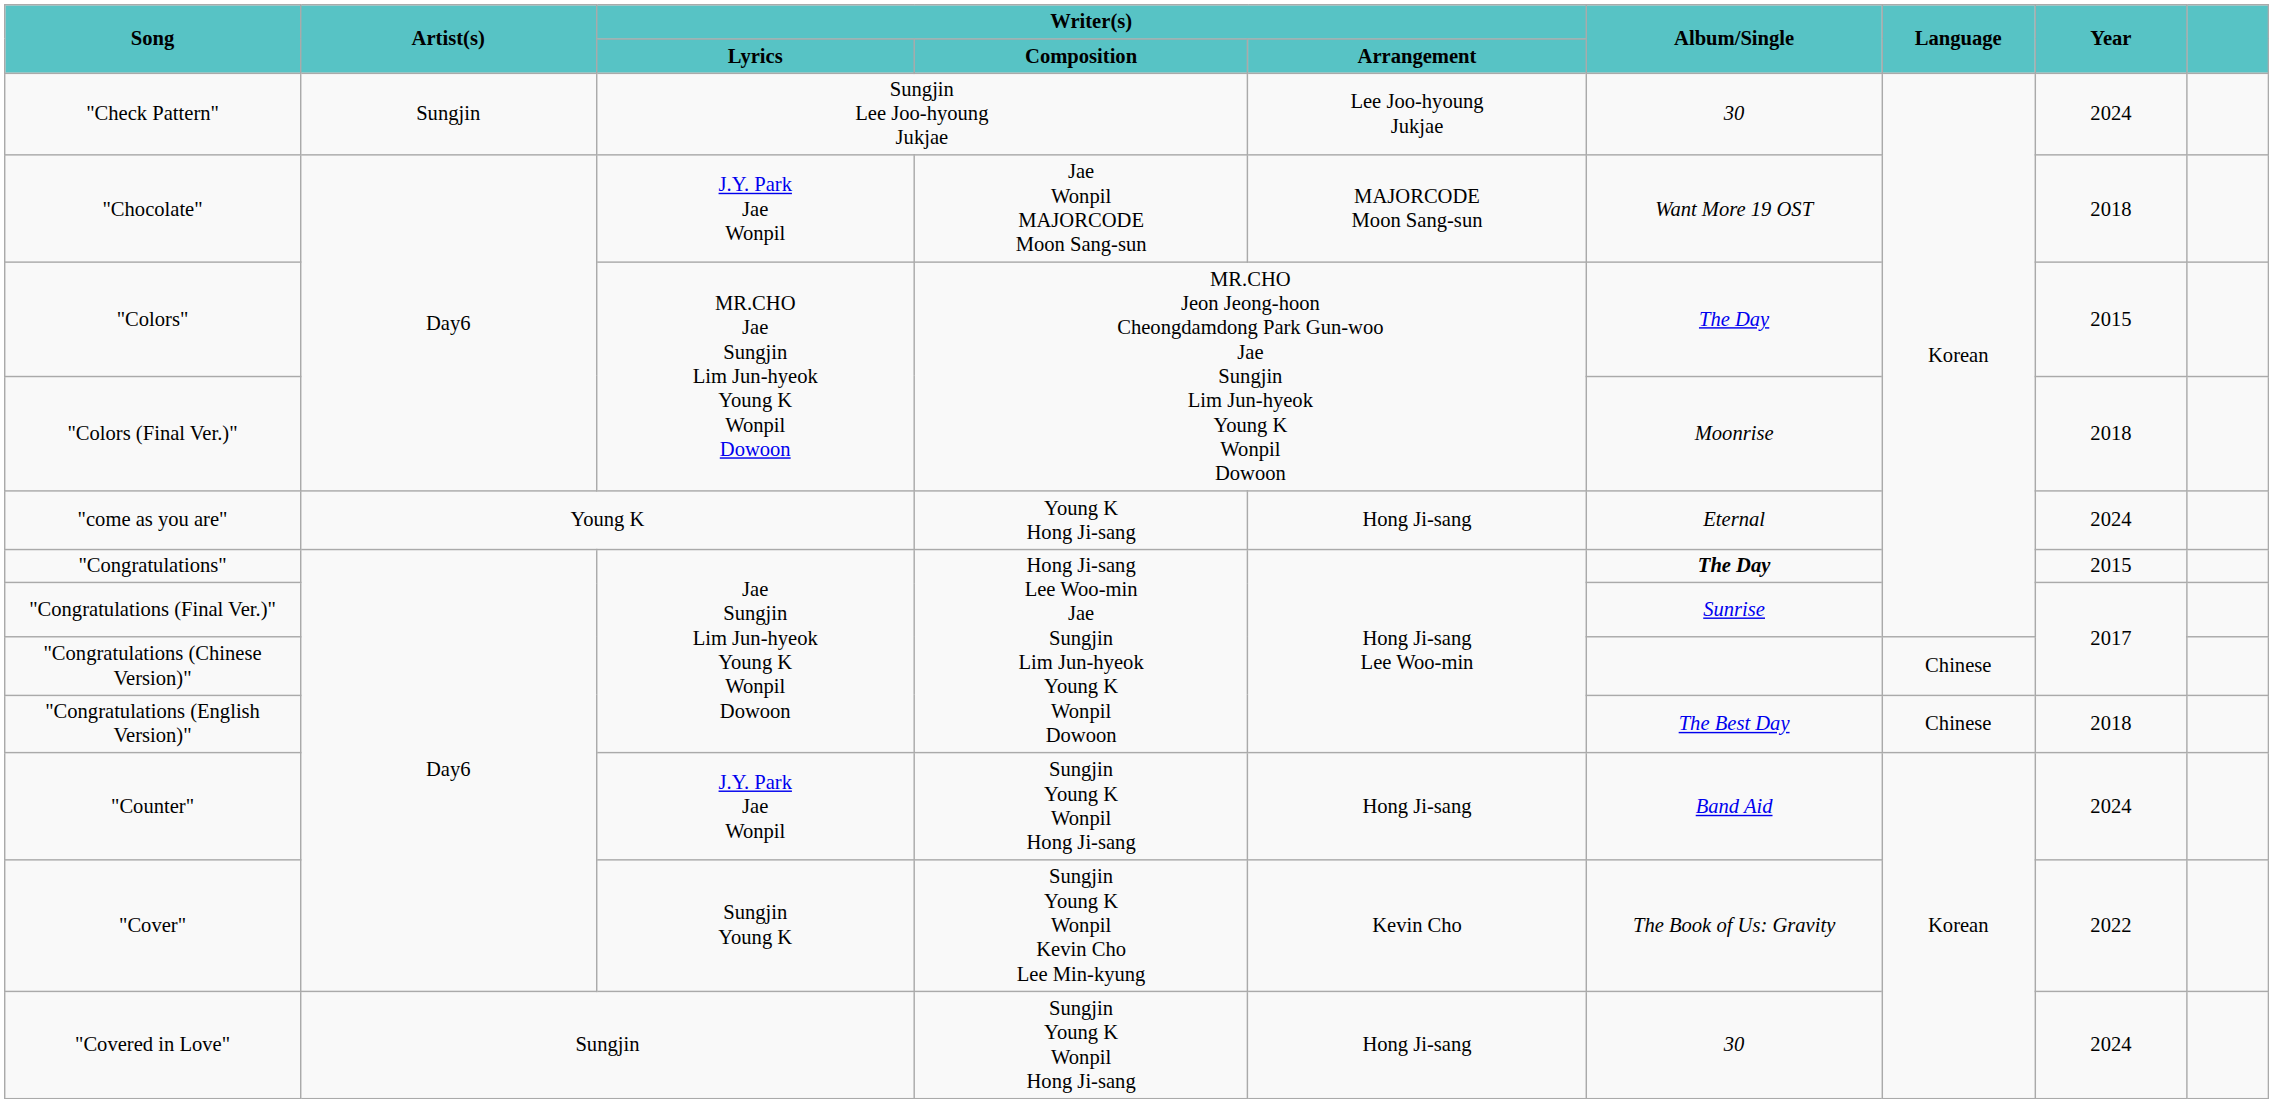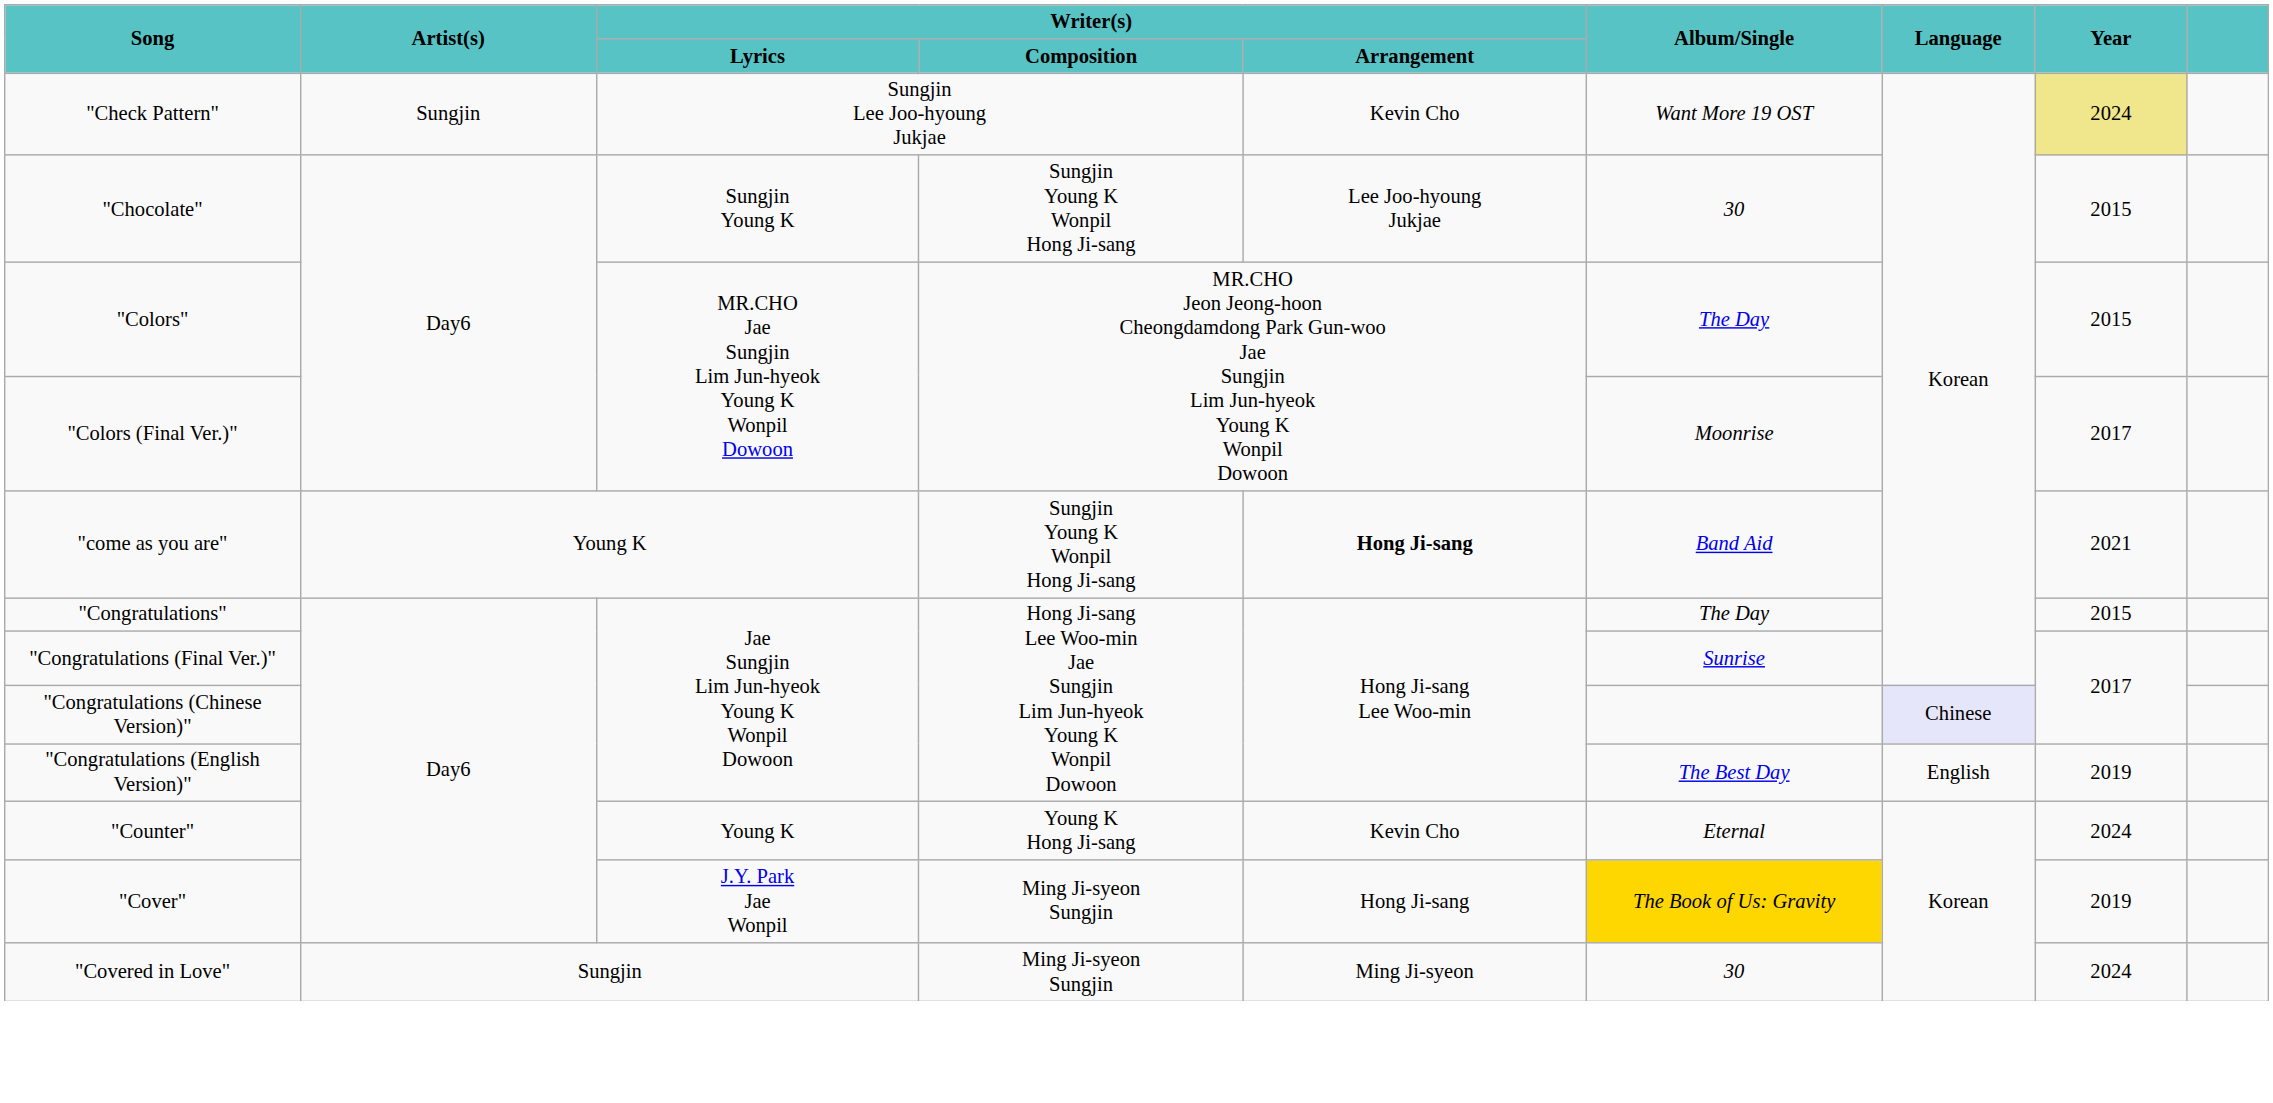(1417, 113) Lee Joo-hyoung Jukjae -> (1415, 113) Kevin Cho
(1734, 113) 30 -> (1734, 113) Want More 19 OST
(2111, 113) no background -> (2111, 113) khaki background
(755, 208) J.Y. Park Jae Wonpil -> (758, 208) Sungjin Young K
(1081, 208) Jae Wonpil MAJORCODE Moon Sang-sun -> (1081, 208) Sungjin Young K Wonpil Hong Ji-sang
(1417, 208) MAJORCODE Moon Sang-sun -> (1415, 208) Lee Joo-hyoung Jukjae
(1734, 208) Want More 19 OST -> (1734, 208) 30
(2111, 208) 2018 -> (2111, 208) 2015
(2111, 433) 2018 -> (2111, 433) 2017
(1081, 519) Young K Hong Ji-sang -> (1081, 543) Sungjin Young K Wonpil Hong Ji-sang
(1417, 519) normal -> (1415, 543) bold
(1734, 519) Eternal -> (1734, 543) Band Aid
(2111, 519) 2024 -> (2111, 543) 2021
(1734, 565) bold -> (1734, 614) normal
(1958, 665) no background -> (1958, 713) lavender background
(1958, 723) Chinese -> (1958, 772) English
(2111, 723) 2018 -> (2111, 772) 2019
(755, 806) J.Y. Park Jae Wonpil -> (758, 830) Young K
(1081, 806) Sungjin Young K Wonpil Hong Ji-sang -> (1081, 830) Young K Hong Ji-sang
(1417, 806) Hong Ji-sang -> (1415, 830) Kevin Cho
(1734, 806) Band Aid -> (1734, 830) Eternal
(755, 925) Sungjin Young K -> (758, 900) J.Y. Park Jae Wonpil
(1081, 925) Sungjin Young K Wonpil Kevin Cho Lee Min-kyung -> (1081, 900) Ming Ji-syeon Sungjin
(1417, 925) Kevin Cho -> (1415, 900) Hong Ji-sang
(1734, 925) no background -> (1734, 900) gold background
(2111, 925) 2022 -> (2111, 900) 2019
(1081, 1044) Sungjin Young K Wonpil Hong Ji-sang -> (1081, 971) Ming Ji-syeon Sungjin
(1417, 1044) Hong Ji-sang -> (1415, 971) Ming Ji-syeon
